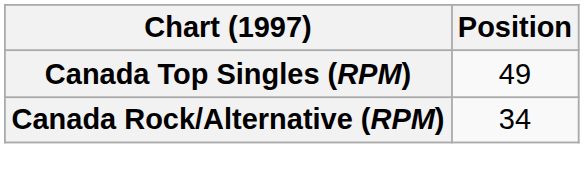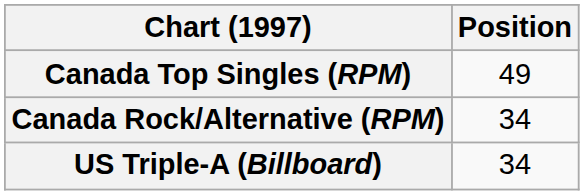+ row: (228, 165)
